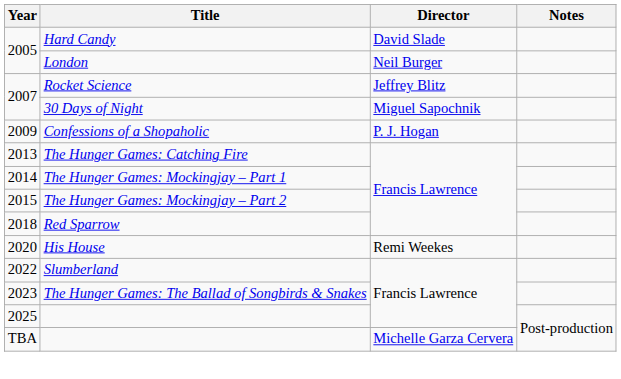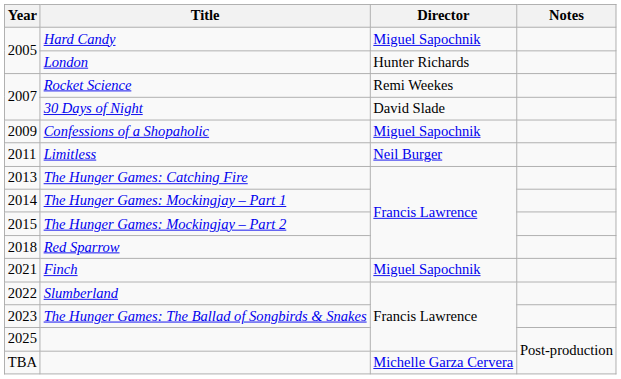(409, 39) David Slade -> (427, 39) Miguel Sapochnik
(408, 62) Neil Burger -> (421, 62) Hunter Richards
(409, 85) Jeffrey Blitz -> (413, 85) Remi Weekes
(427, 108) Miguel Sapochnik -> (409, 108) David Slade
(406, 131) P. J. Hogan -> (427, 131) Miguel Sapochnik
+ row: (22, 154)
- row: (22, 246)
+ row: (22, 270)
